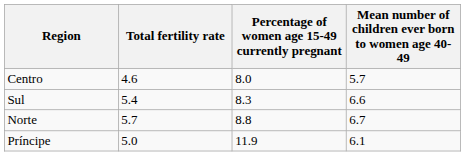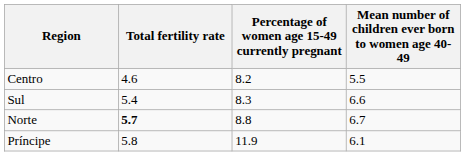(243, 79) 8.0 -> (243, 79) 8.2
(357, 79) 5.7 -> (357, 79) 5.5
(129, 120) normal -> (129, 120) bold
(129, 140) 5.0 -> (129, 140) 5.8
